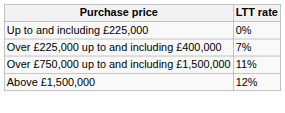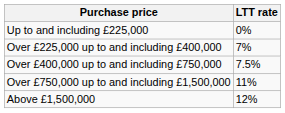+ row: (114, 64)
